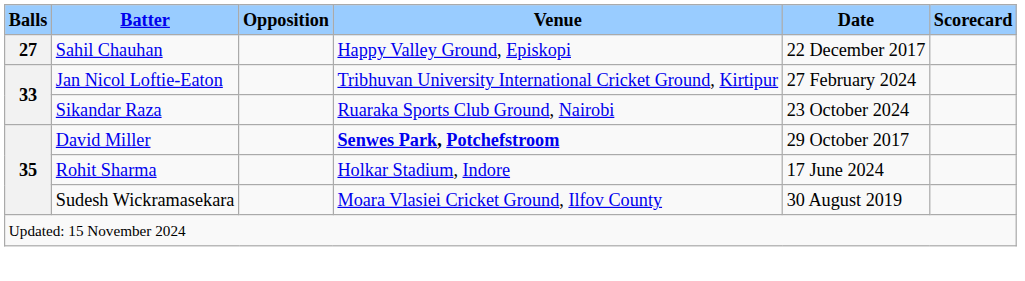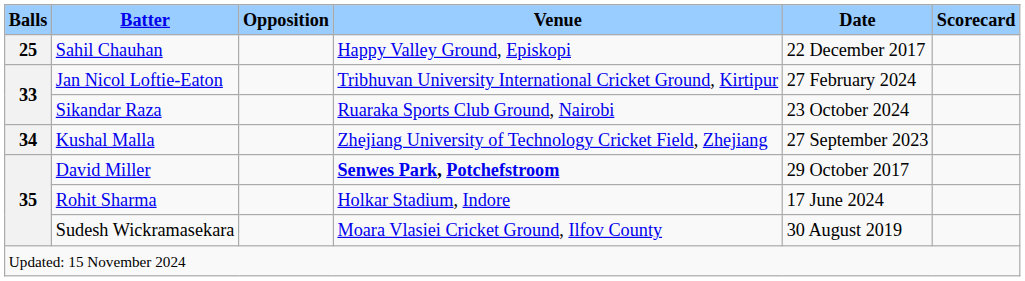(28, 49) 27 -> (28, 49) 25
+ row: (105, 140)
